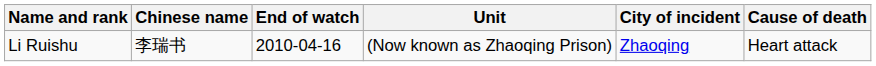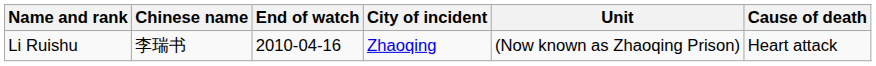columns swapped: (490, 17) <-> (680, 17)
